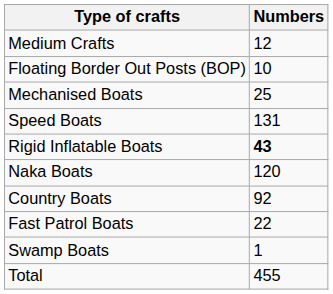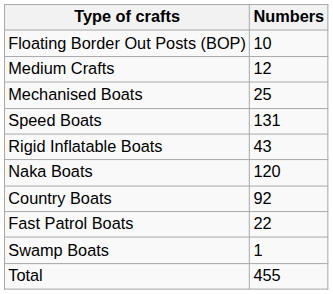rows swapped: (127, 69) <-> (61, 43)
(263, 146) bold -> (263, 146) normal
